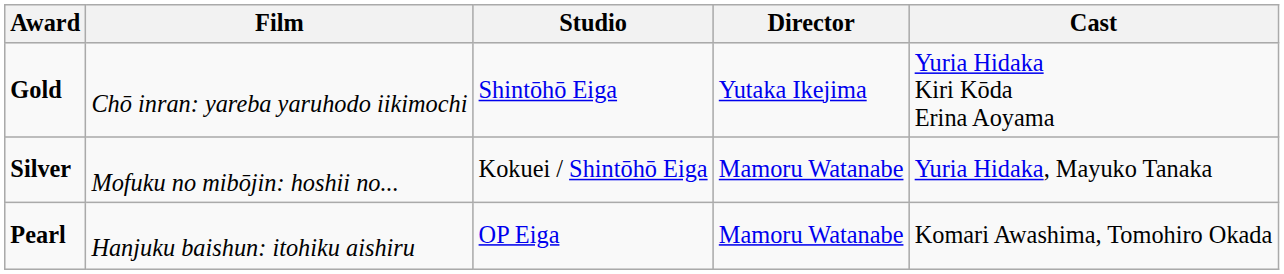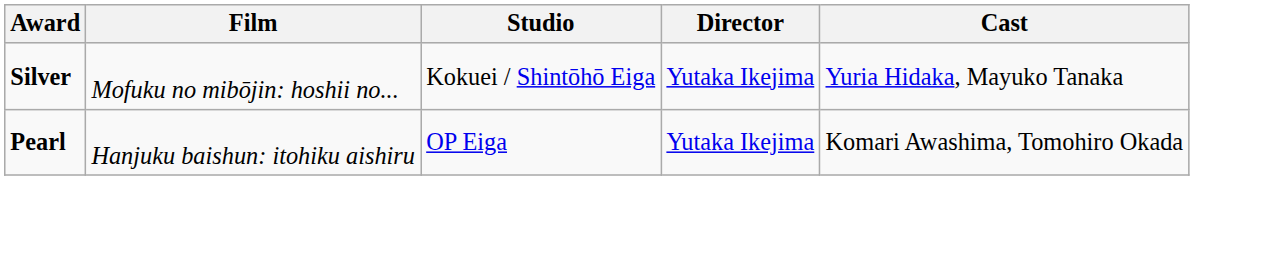- row: (36, 89)
(811, 169) Mamoru Watanabe -> (740, 76) Yutaka Ikejima
(811, 235) Mamoru Watanabe -> (740, 141) Yutaka Ikejima
